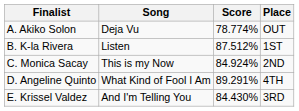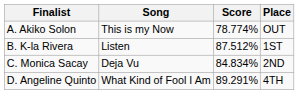(120, 30) Deja Vu -> (137, 30) This is my Now
(137, 64) This is my Now -> (120, 64) Deja Vu
(237, 64) 84.924% -> (237, 64) 84.834%
- row: (47, 98)
